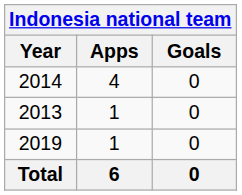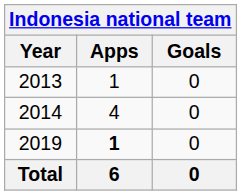rows swapped: (40, 112) <-> (40, 81)
(114, 143) normal -> (114, 143) bold
